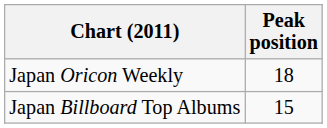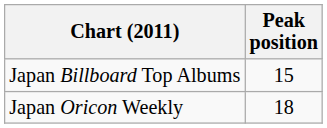rows swapped: (125, 107) <-> (96, 75)
